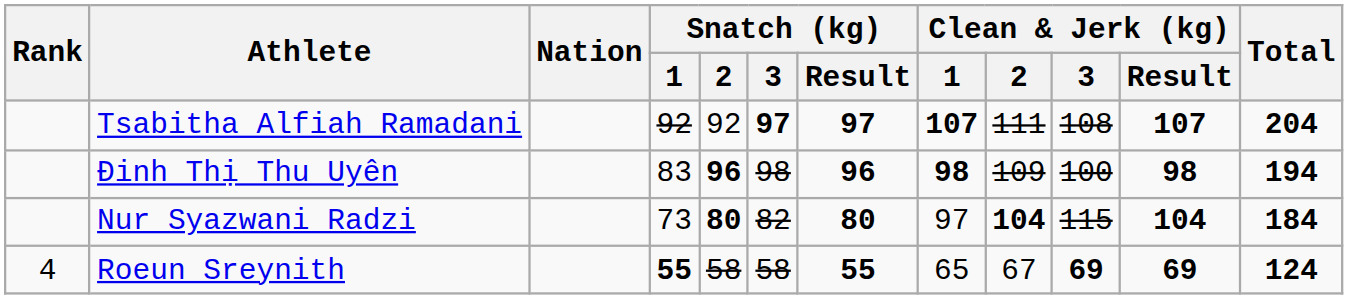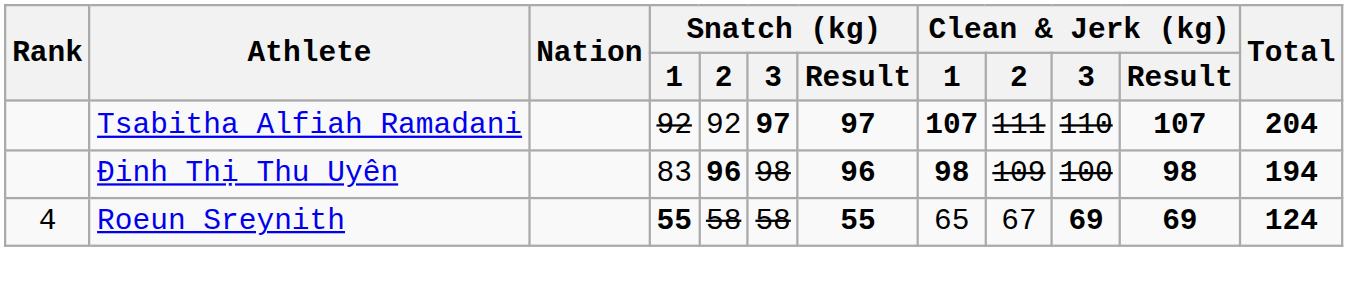(1086, 125) 108 -> (1086, 125) 110
- row: (256, 222)
